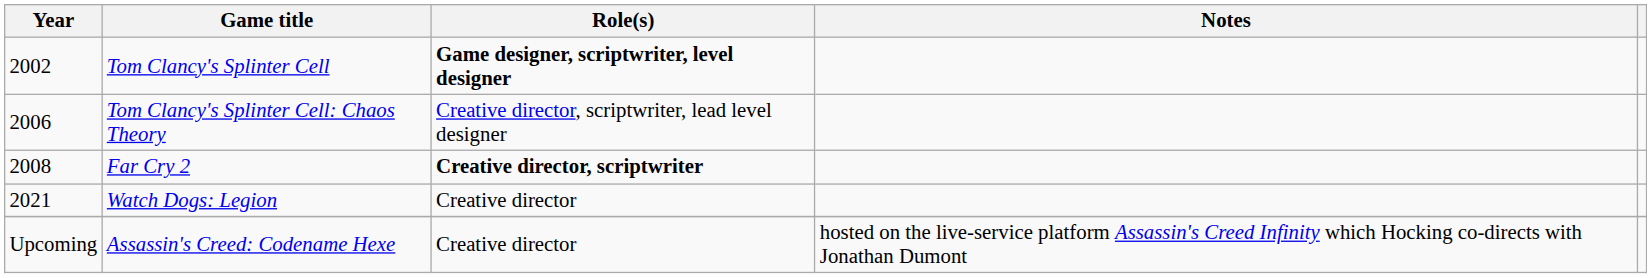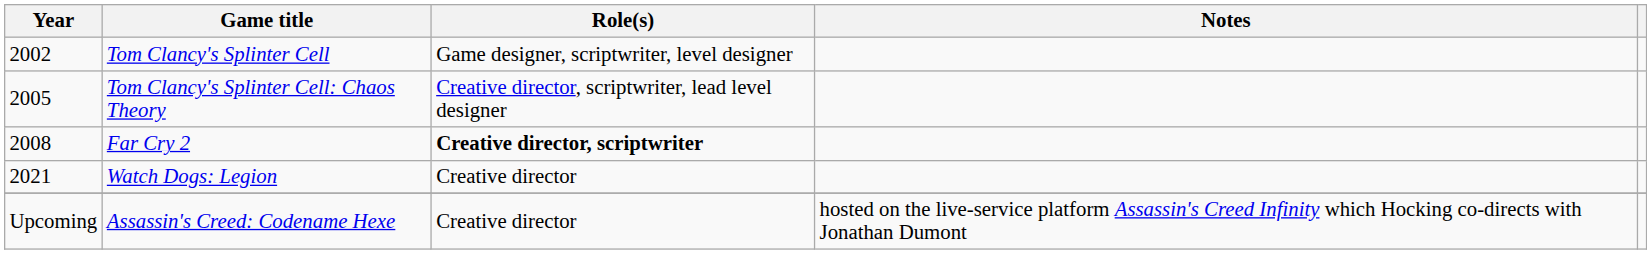(585, 65) bold -> (614, 53) normal
(30, 122) 2006 -> (30, 98) 2005
